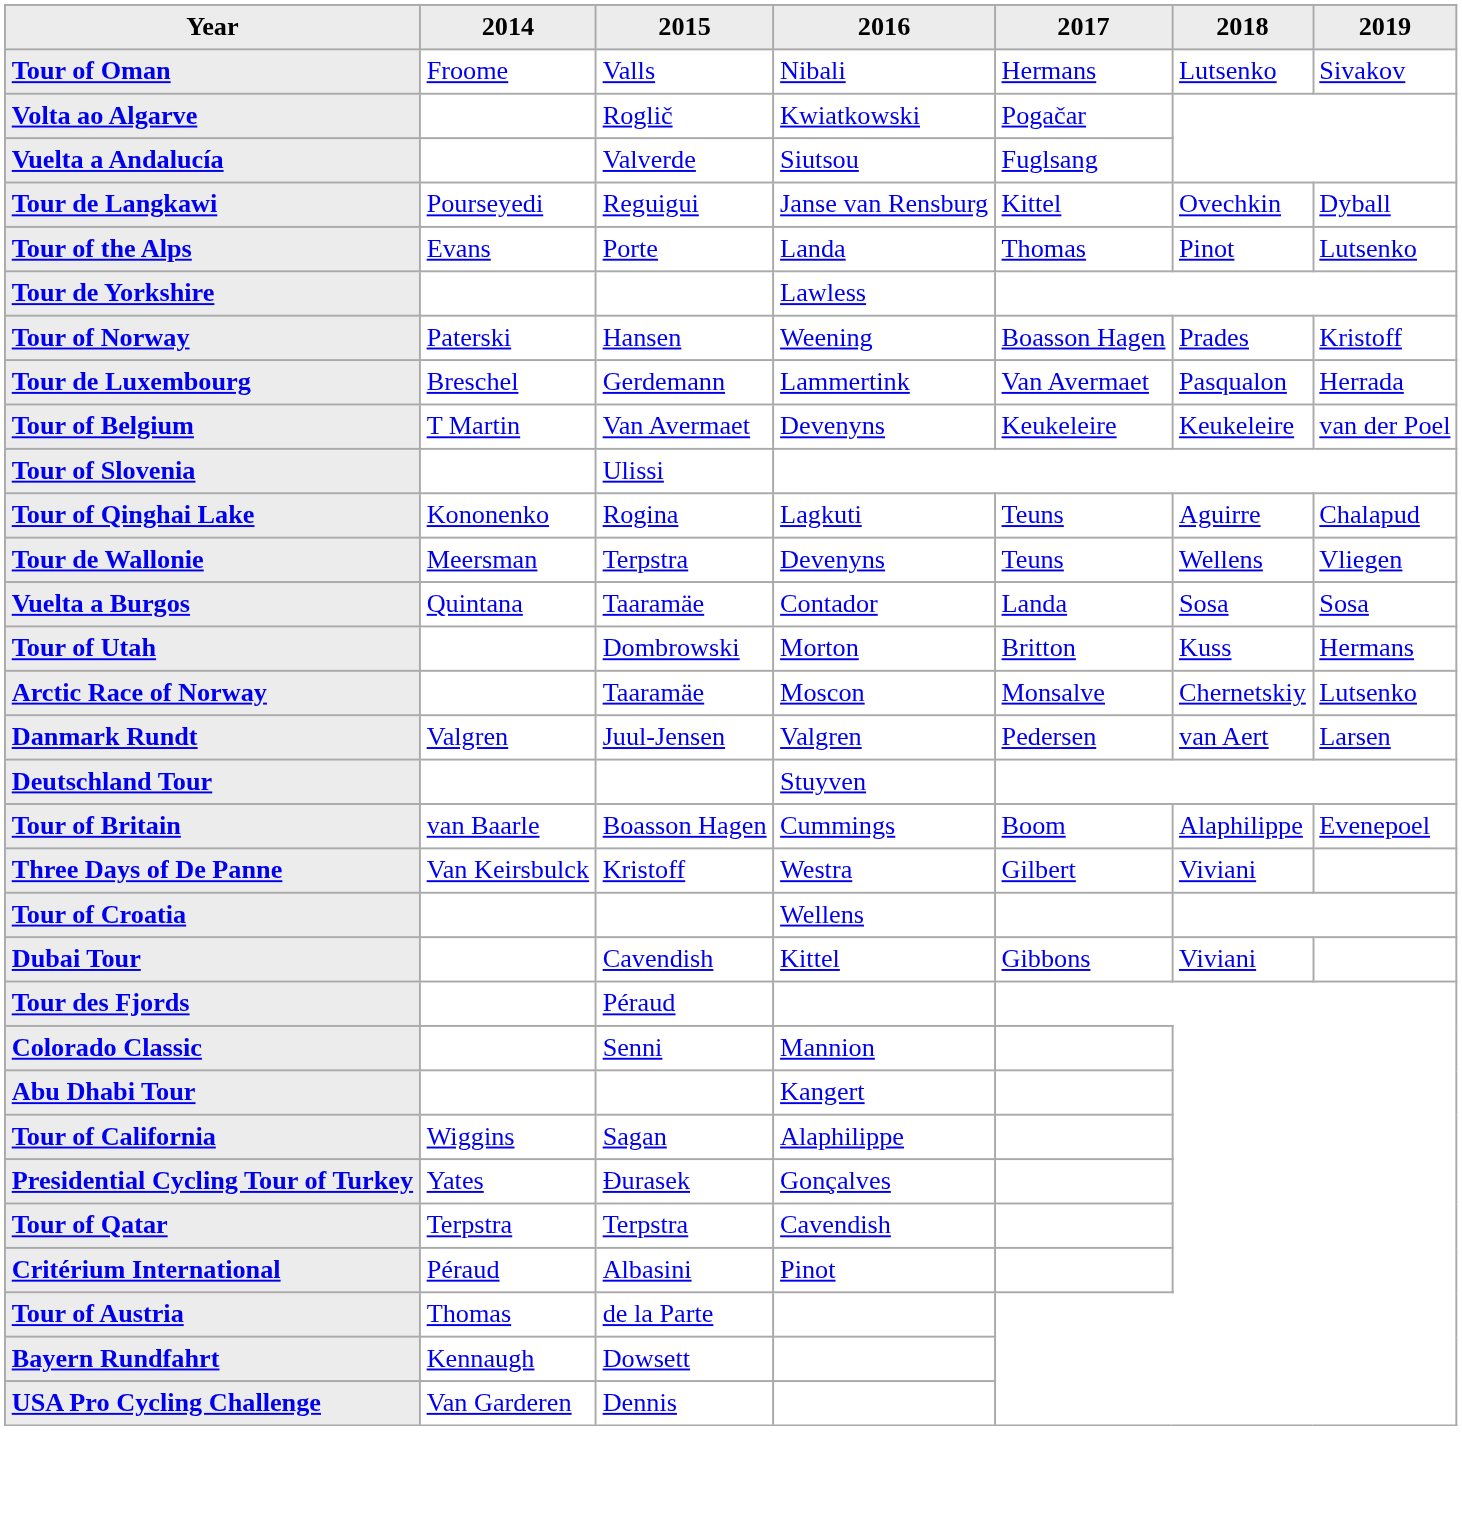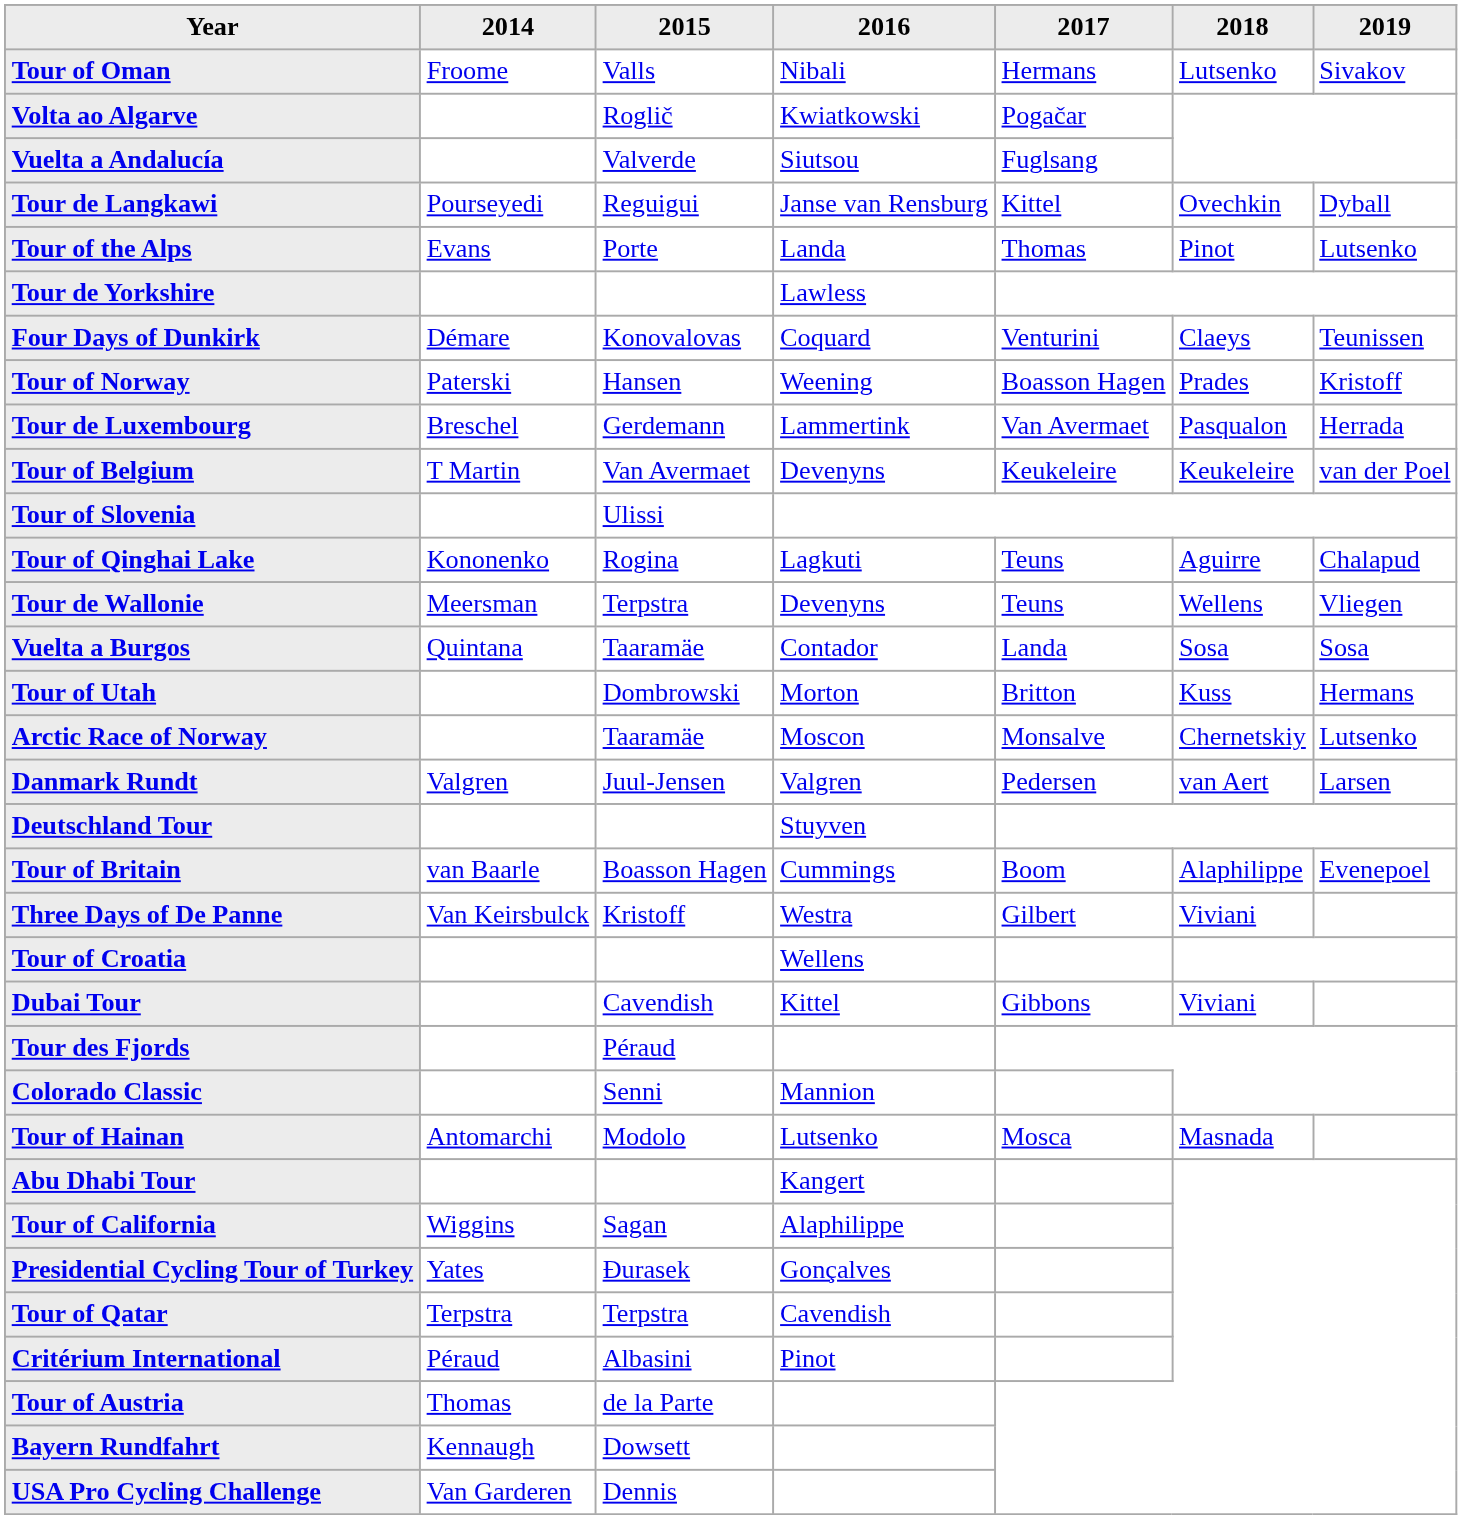+ row: (136, 337)
+ row: (98, 1136)
